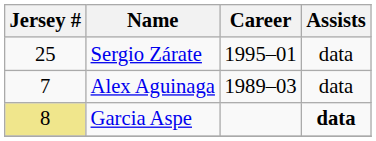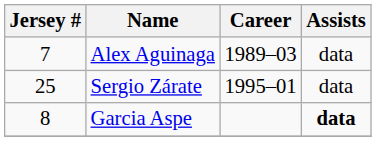rows swapped: (153, 86) <-> (146, 53)
(45, 119) khaki background -> (45, 119) no background
